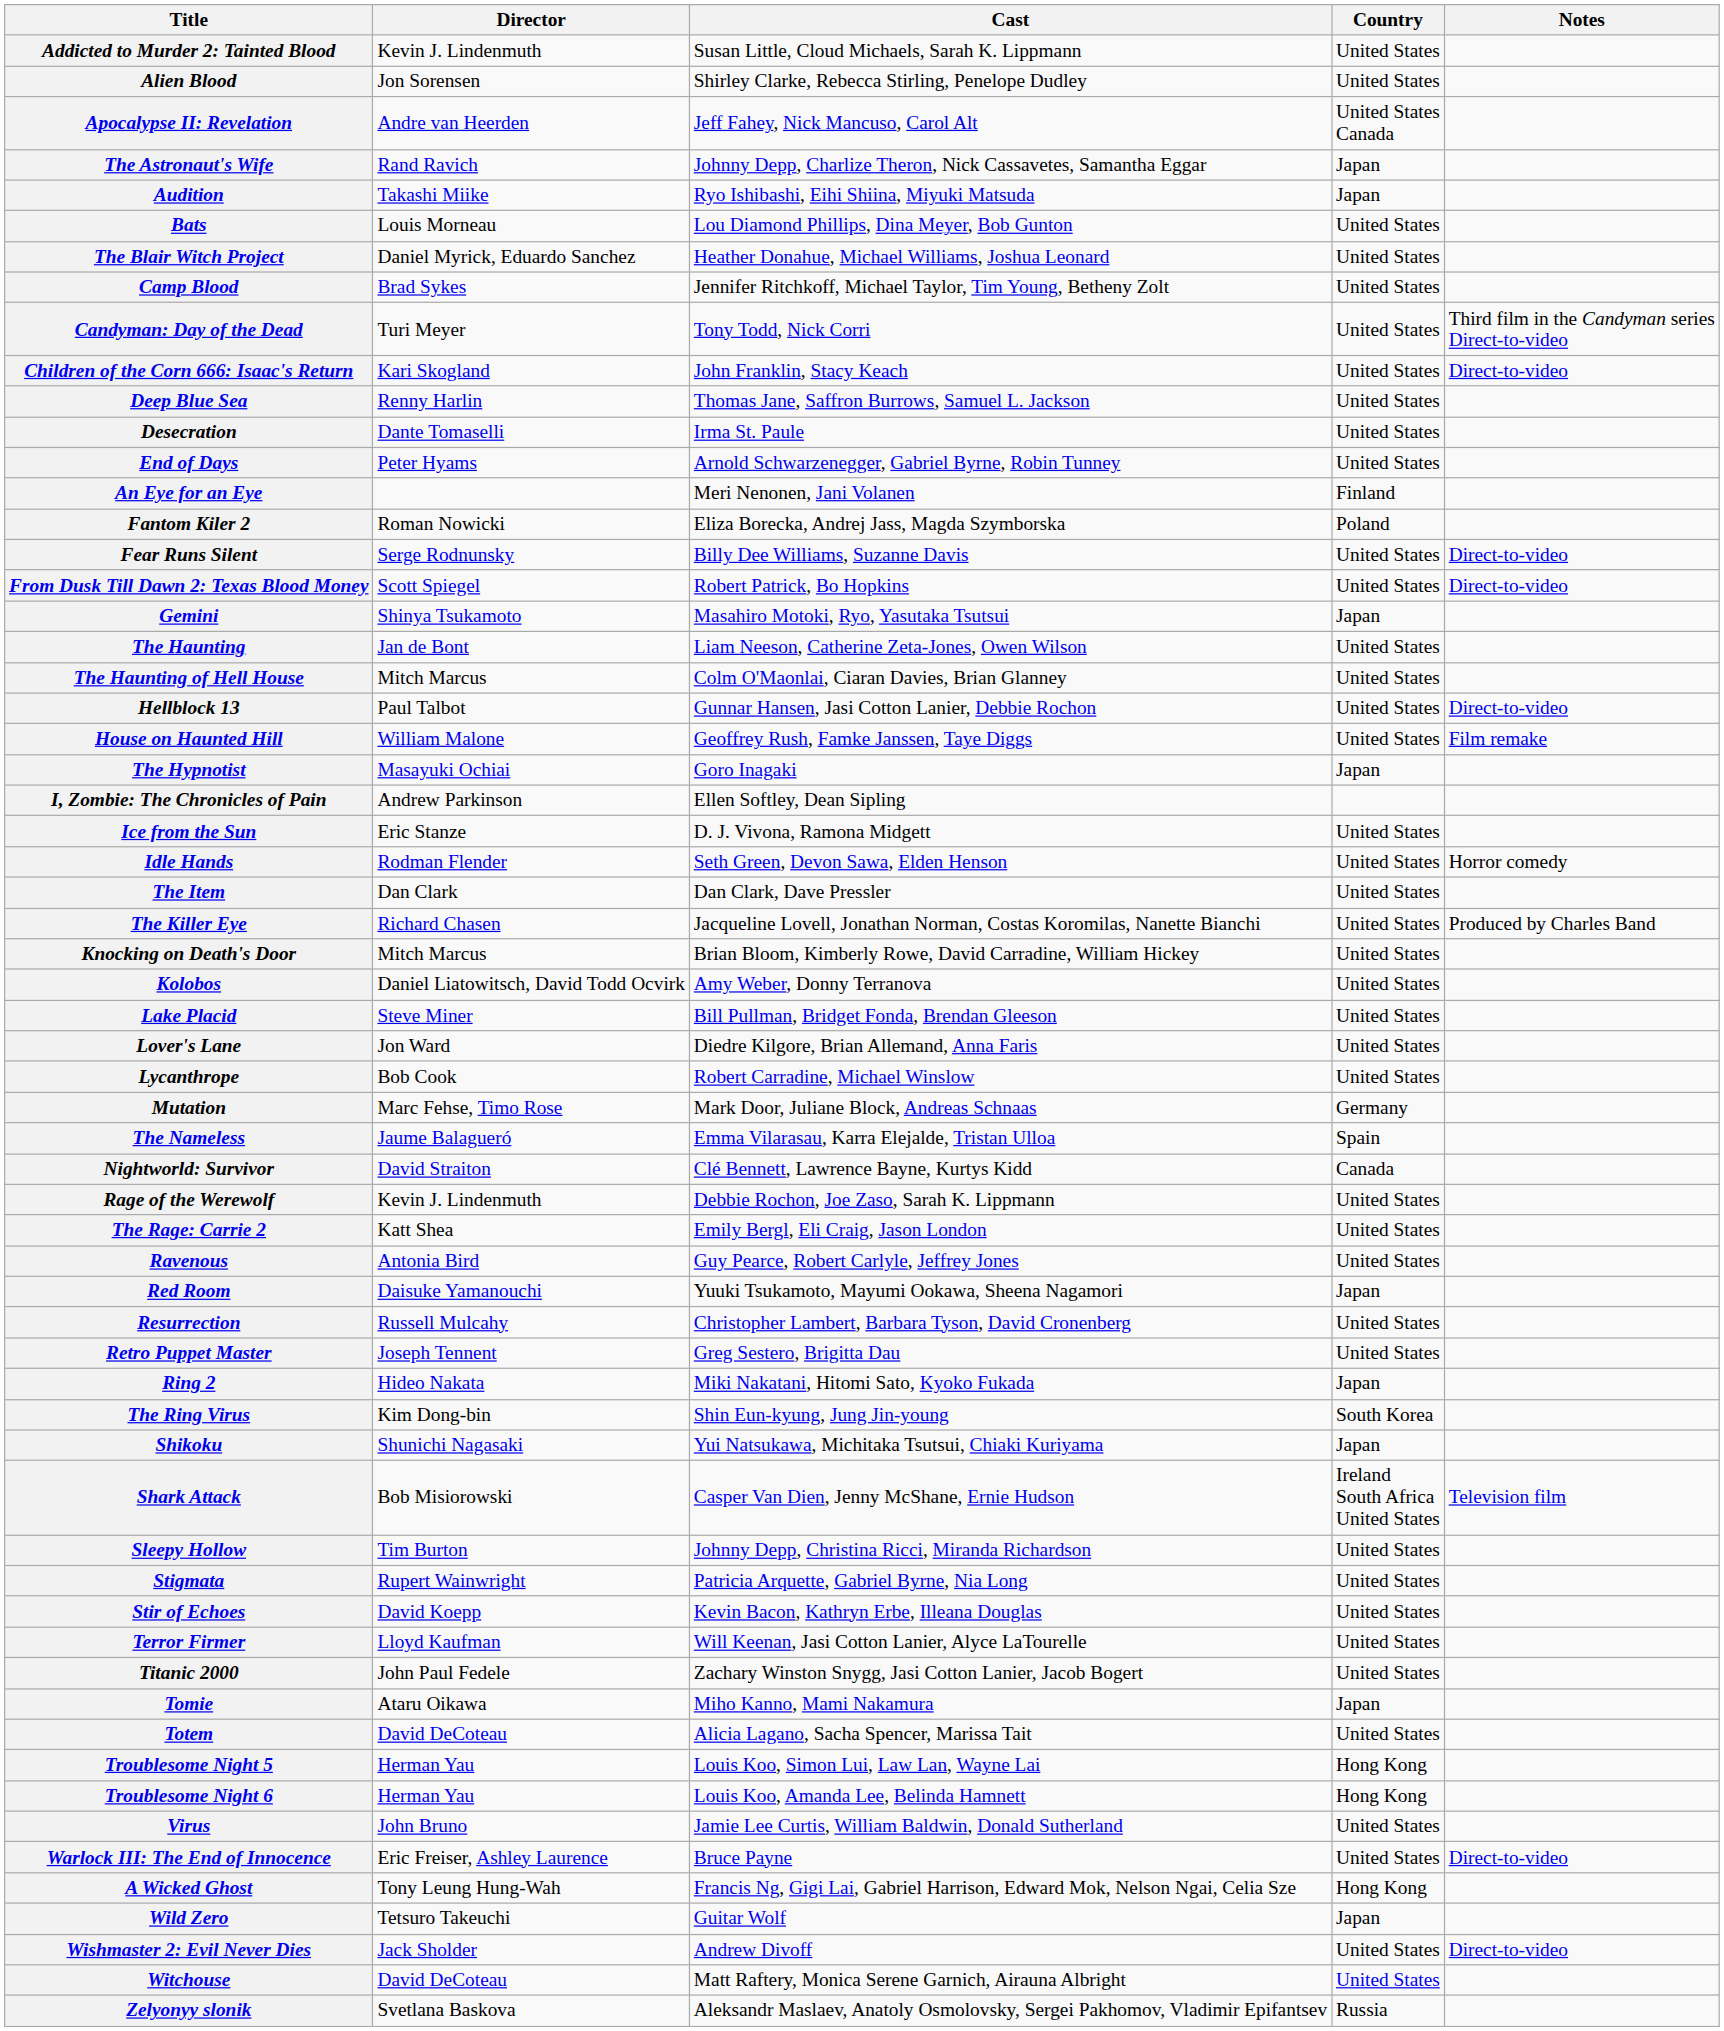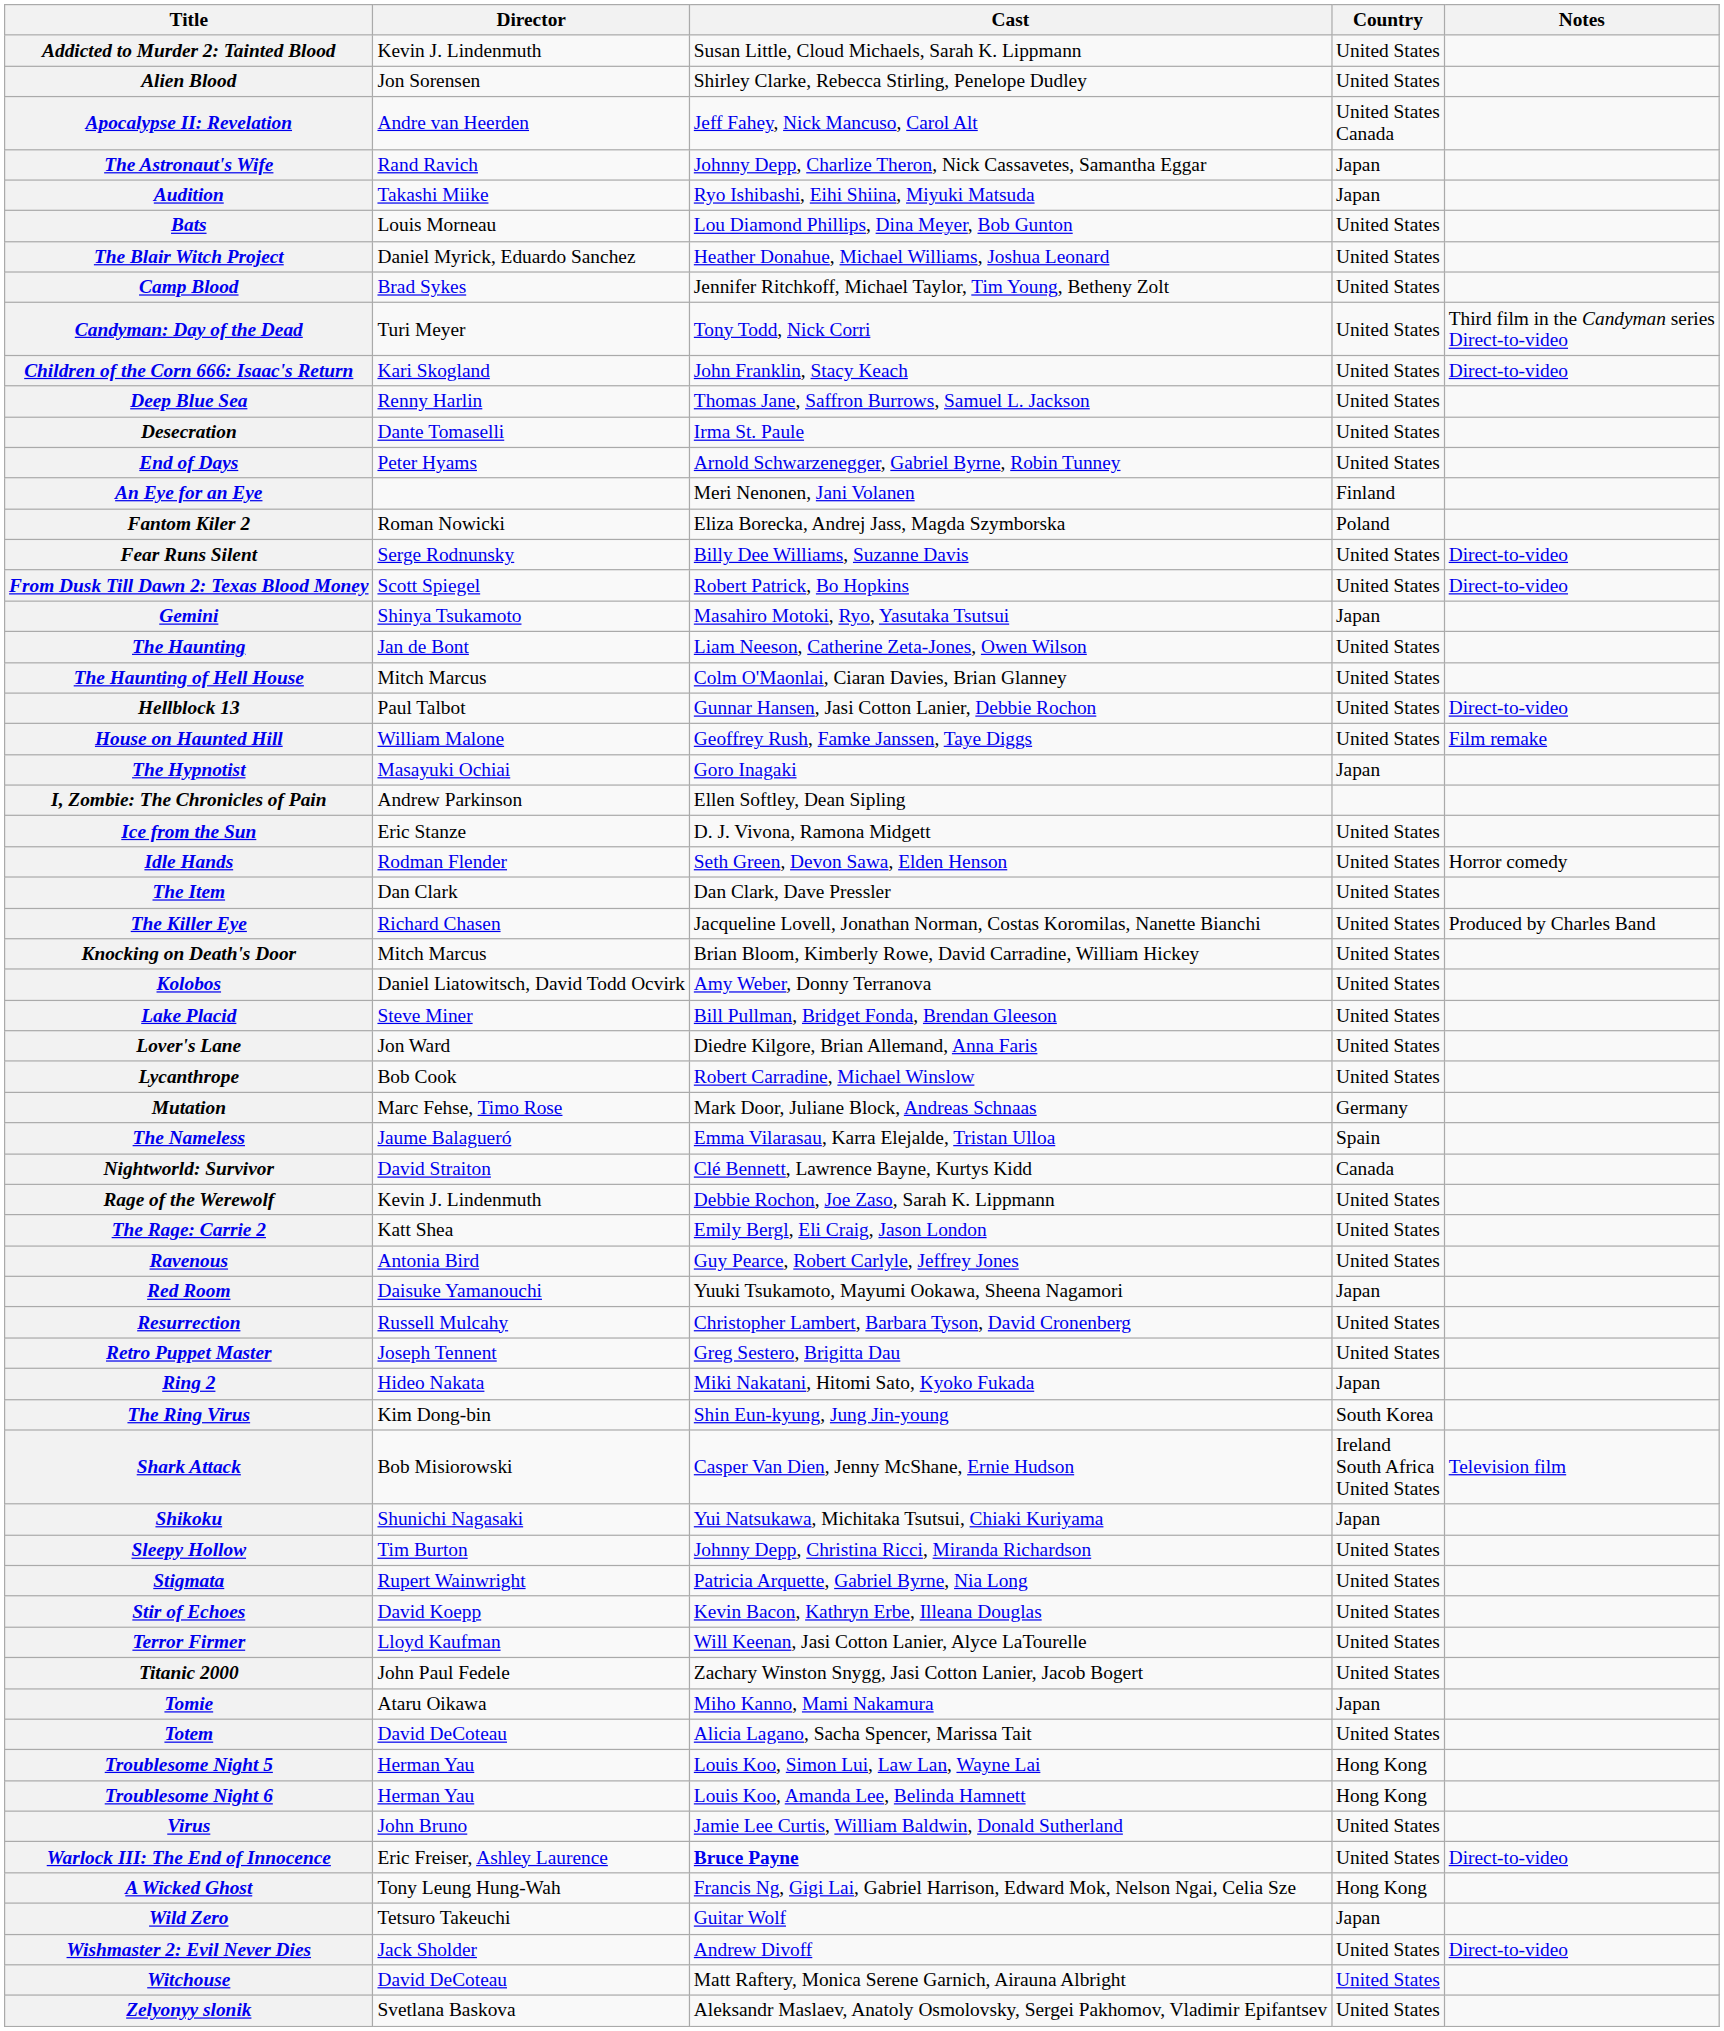rows swapped: (189, 1497) <-> (189, 1445)
(743, 1857) normal -> (746, 1857) bold
(1362, 2010) Russia -> (1388, 2010) United States
